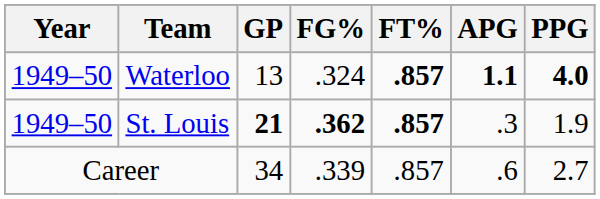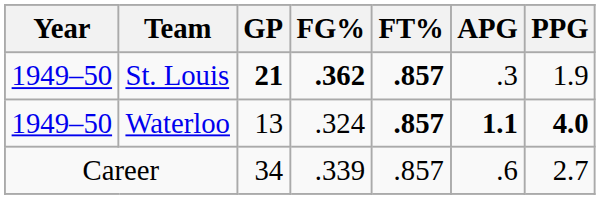rows swapped: (177, 123) <-> (178, 75)
